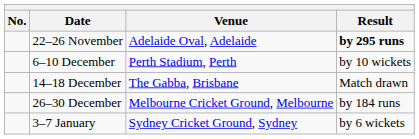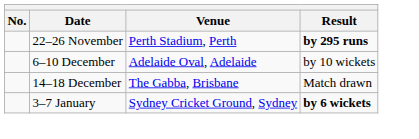(193, 41) Adelaide Oval, Adelaide -> (183, 41) Perth Stadium, Perth
(183, 61) Perth Stadium, Perth -> (193, 61) Adelaide Oval, Adelaide
- row: (77, 102)
(372, 123) normal -> (337, 102) bold
